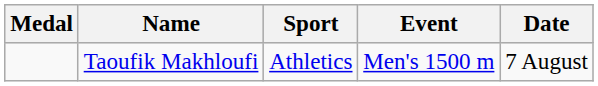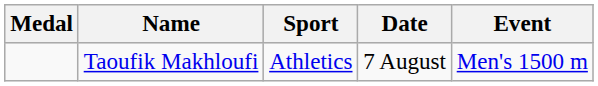columns swapped: (429, 23) <-> (546, 23)
